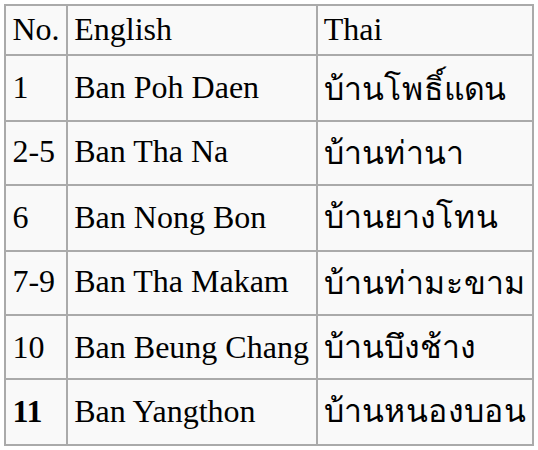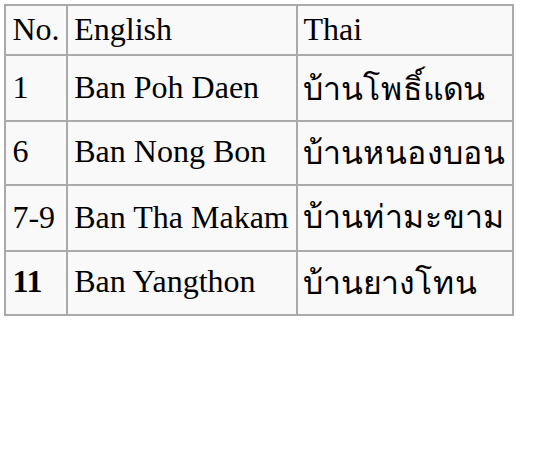- row: (151, 152)
(411, 218) บ้านยางโทน -> (404, 153) บ้านหนองบอน
- row: (192, 346)
(425, 412) บ้านหนองบอน -> (390, 282) บ้านยางโทน
